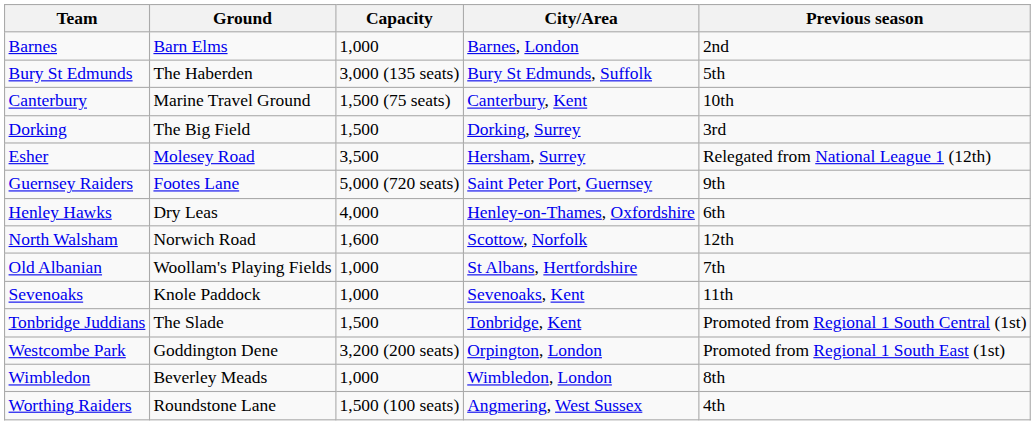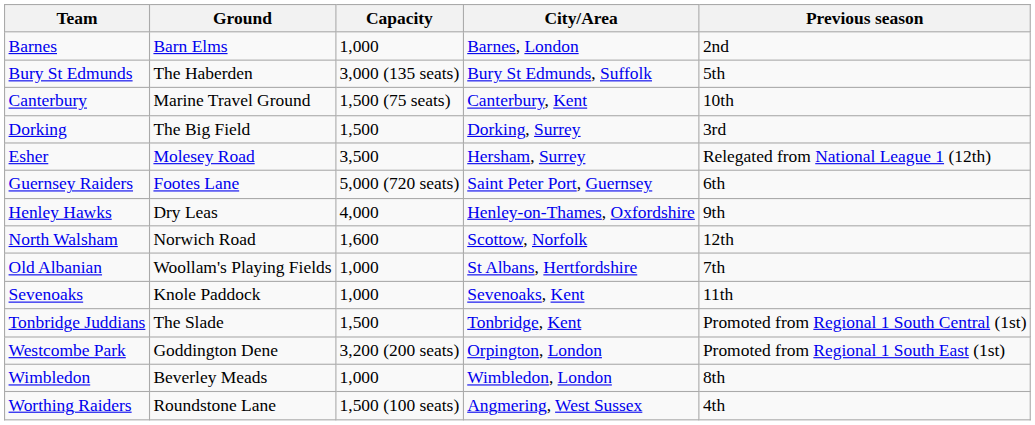(714, 184) 9th -> (714, 184) 6th
(714, 211) 6th -> (714, 211) 9th
